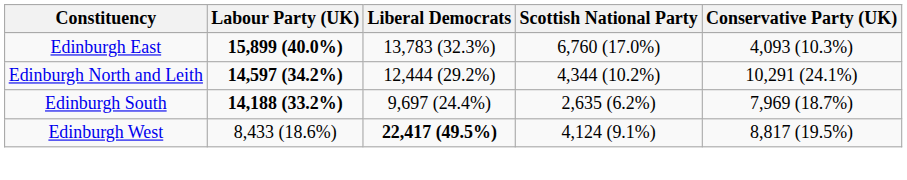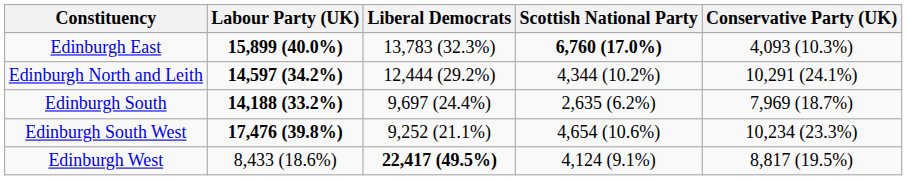(609, 47) normal -> (609, 47) bold
+ row: (106, 132)
